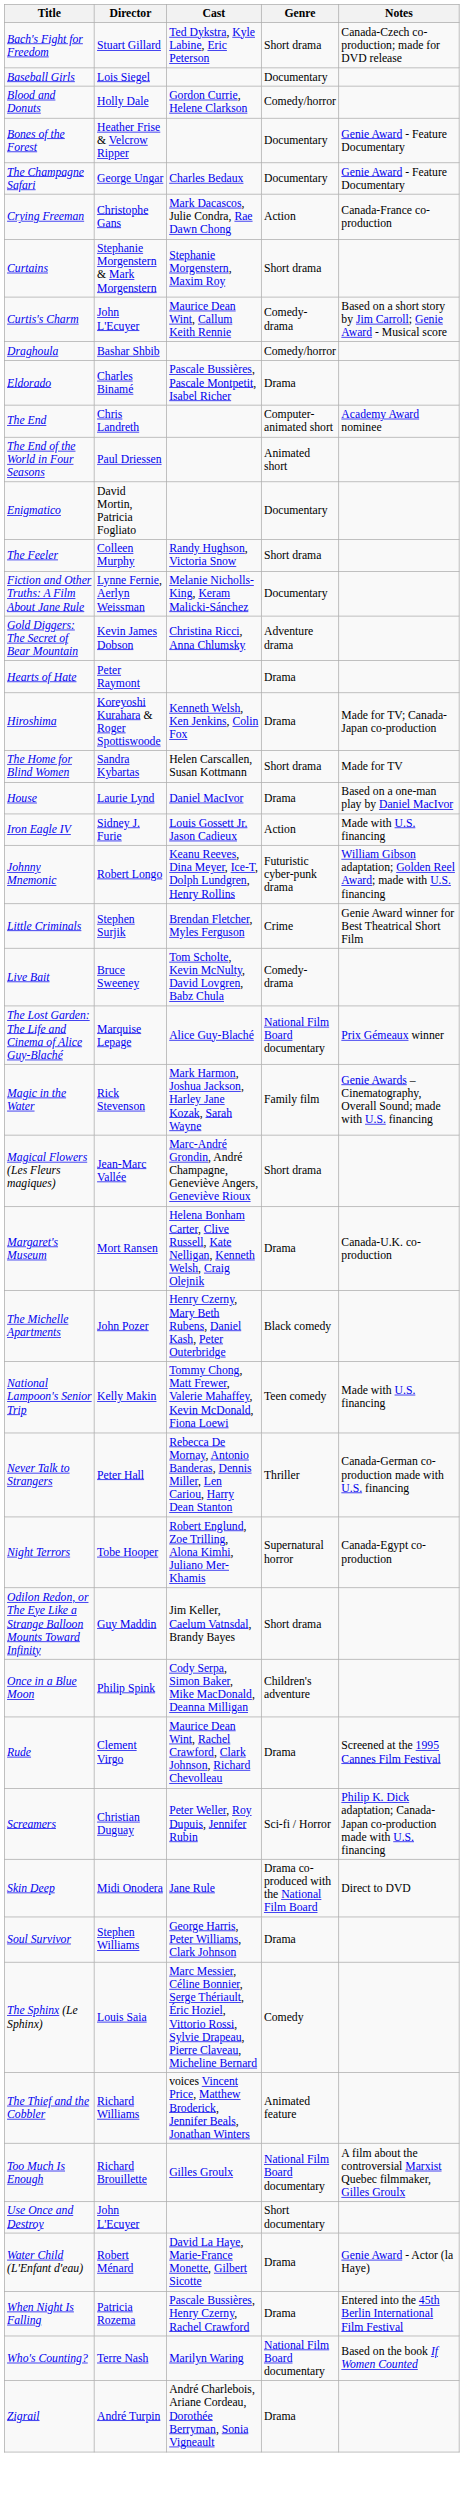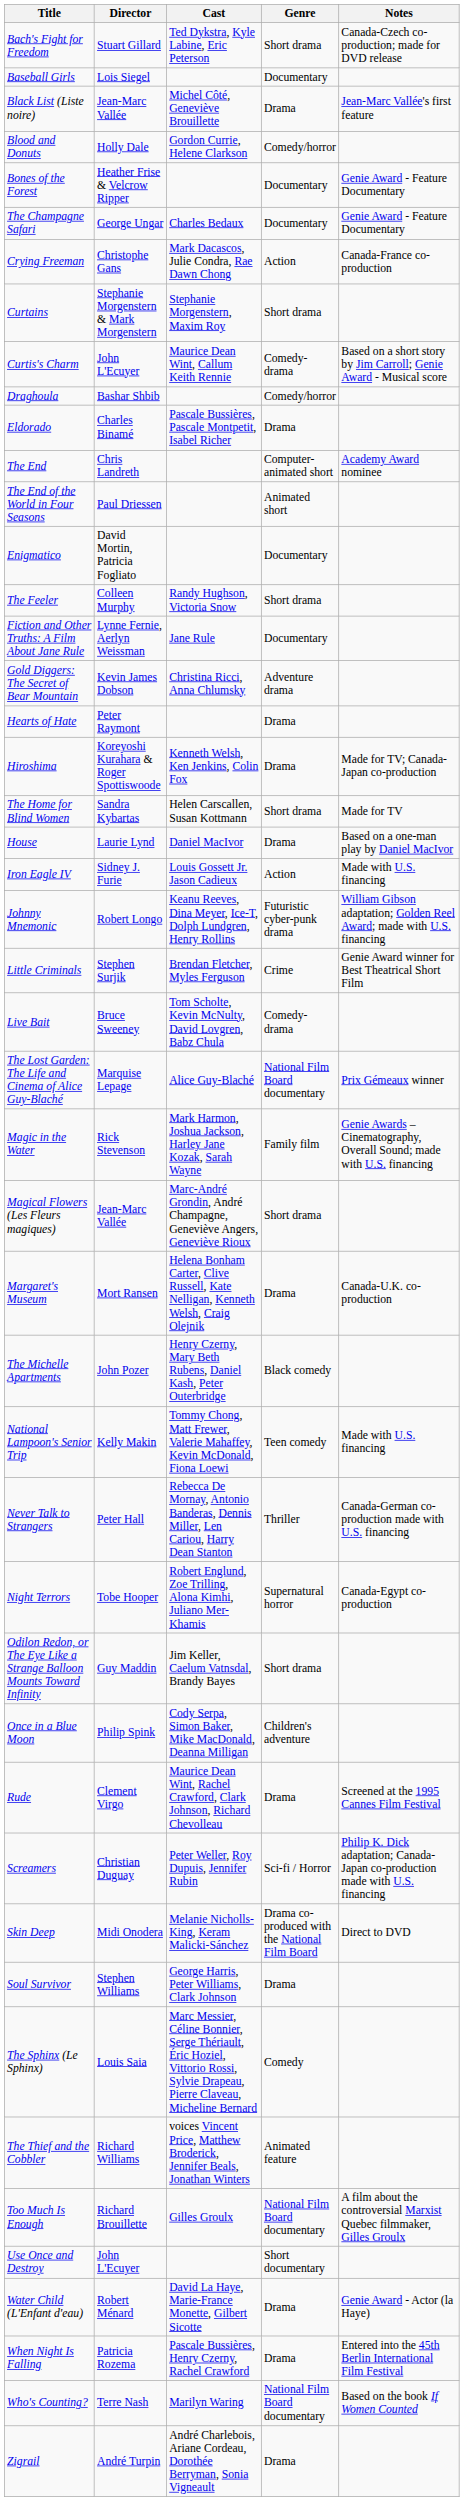+ row: (45, 108)
(212, 593) Melanie Nicholls-King, Keram Malicki-Sánchez -> (192, 638) Jane Rule
(192, 1888) Jane Rule -> (212, 1933) Melanie Nicholls-King, Keram Malicki-Sánchez
